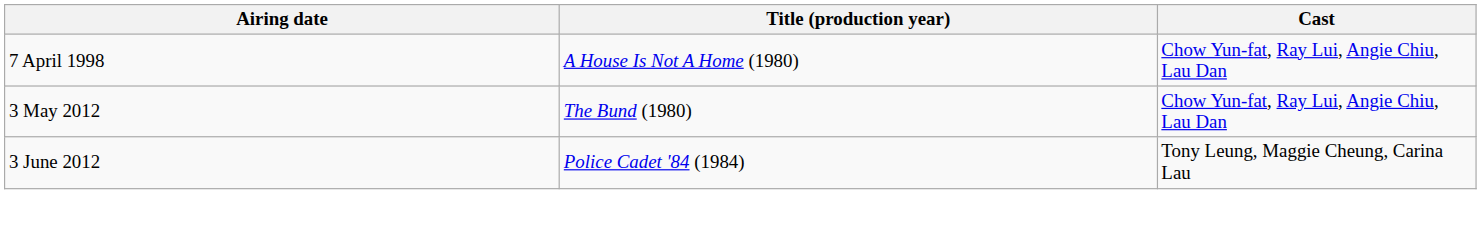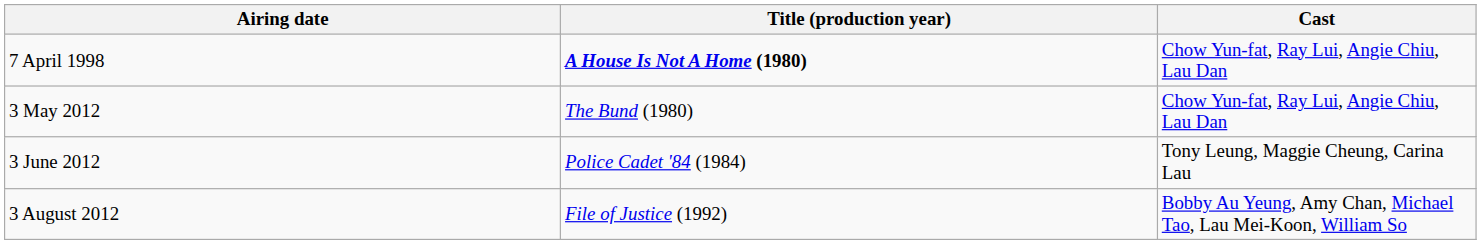(681, 60) normal -> (686, 60) bold
+ row: (64, 213)
